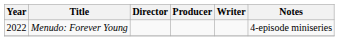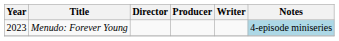(17, 28) 2022 -> (17, 28) 2023
(291, 28) no background -> (291, 28) lightblue background
